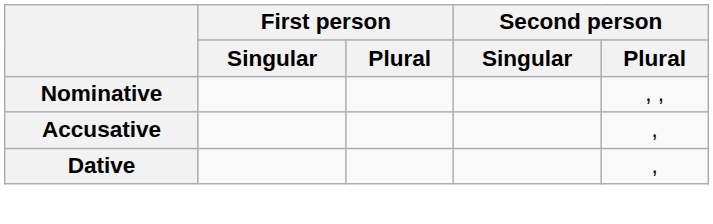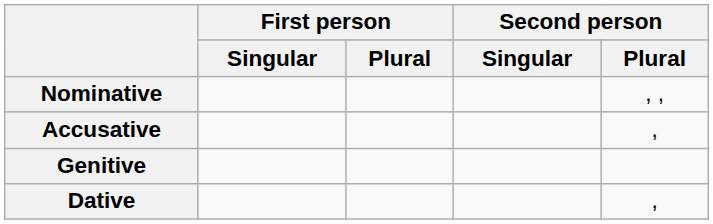+ row: (102, 165)
